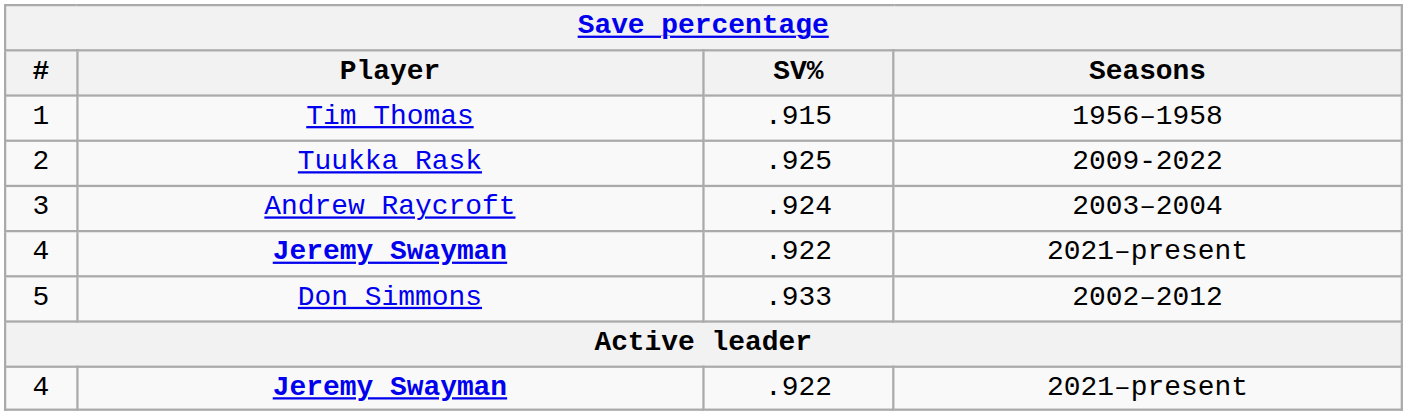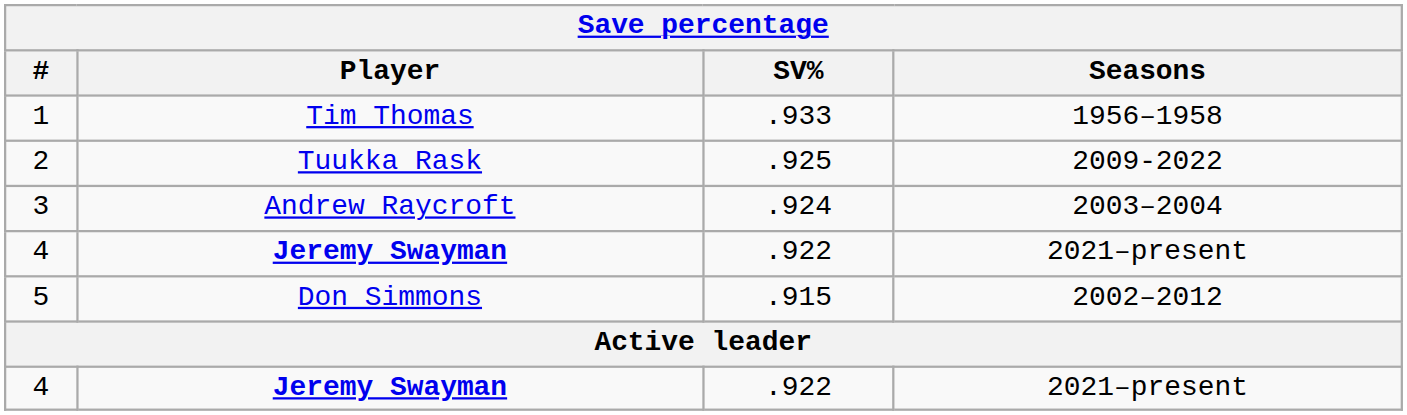(798, 118) .915 -> (798, 118) .933
(798, 298) .933 -> (798, 298) .915
